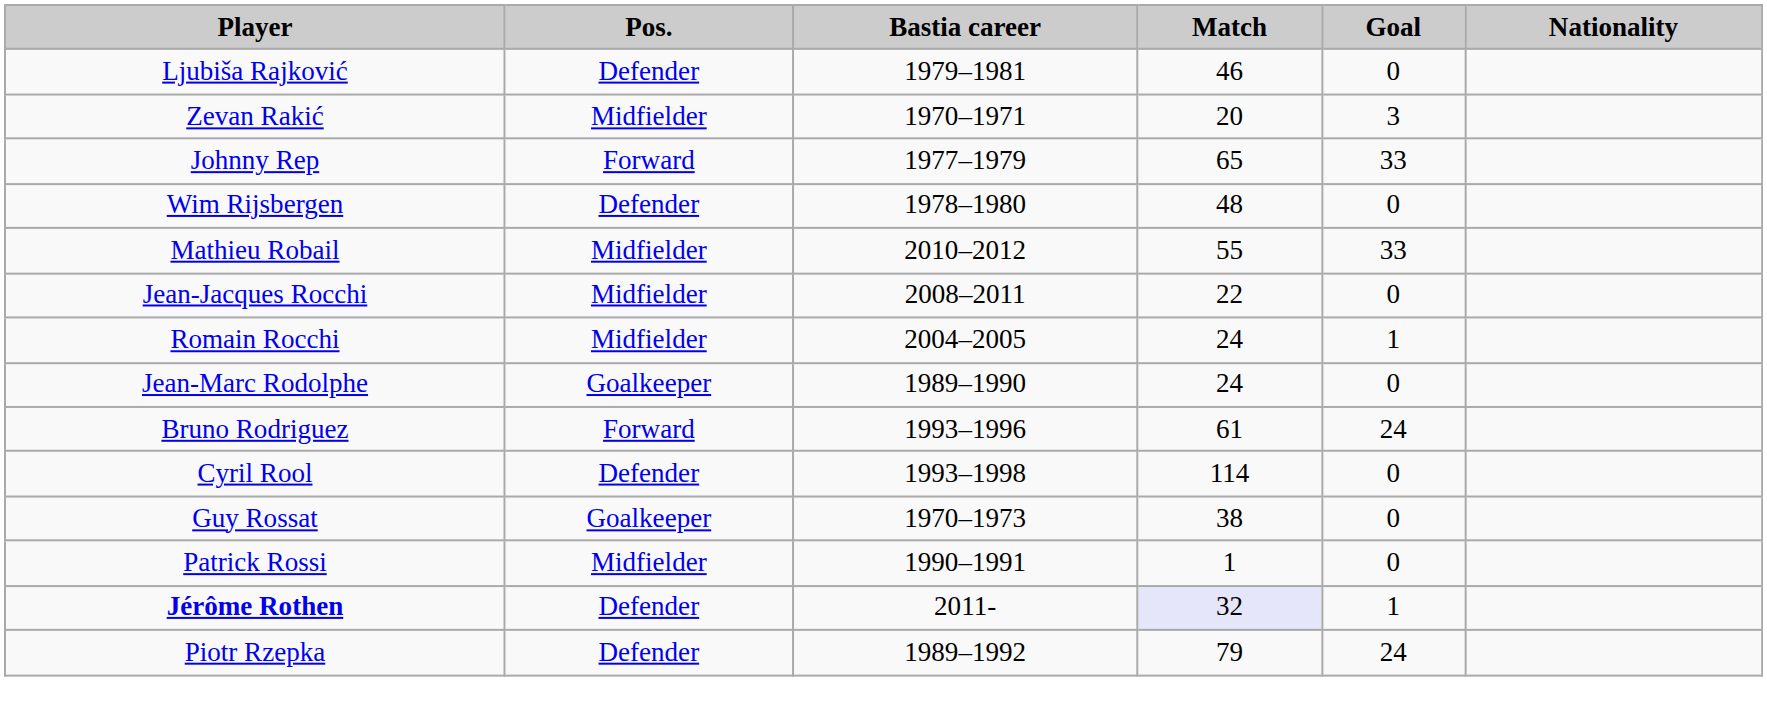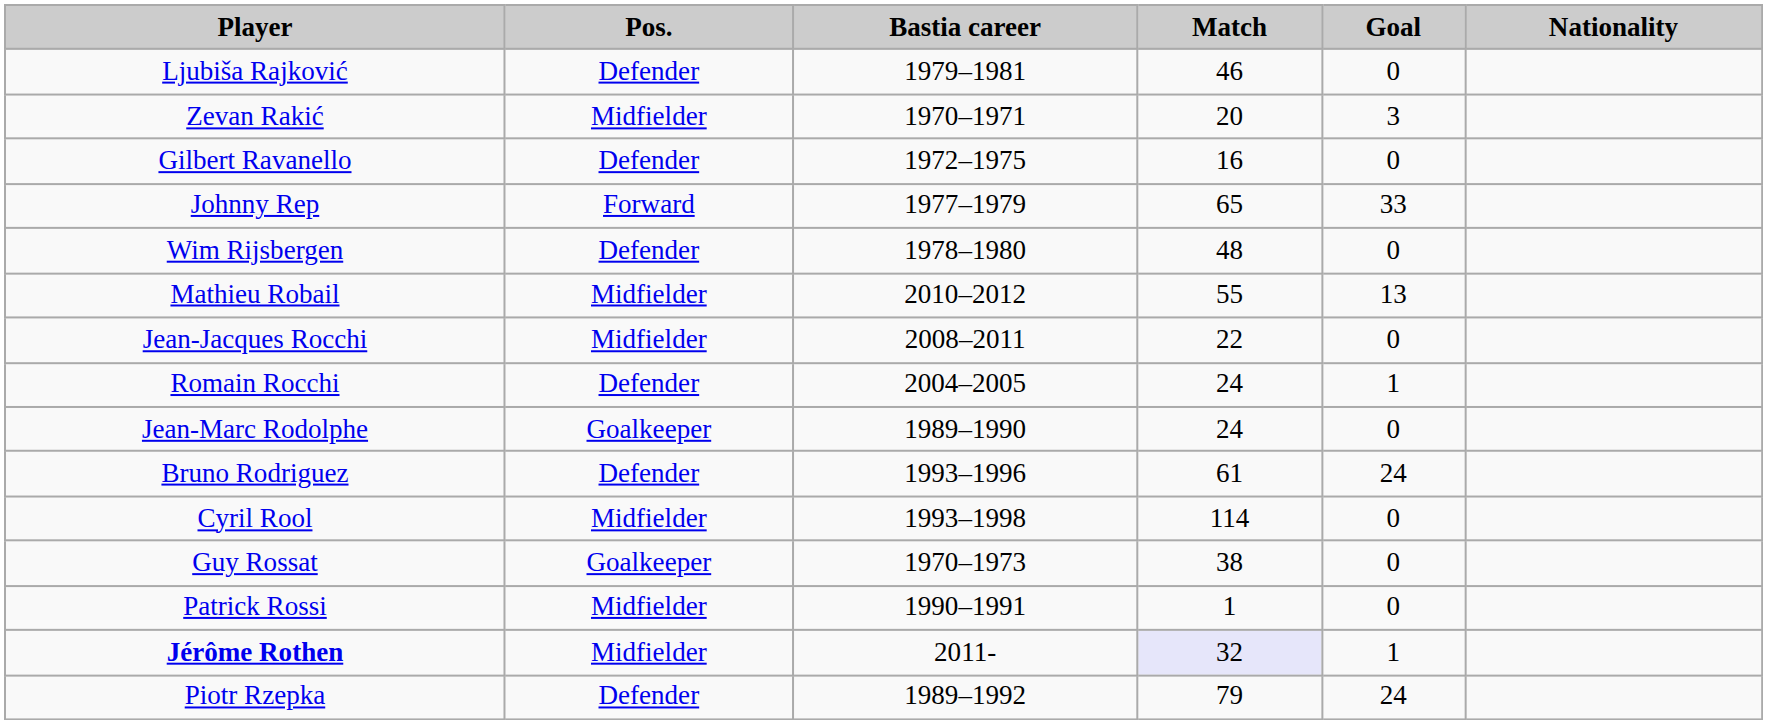+ row: (255, 160)
(1393, 249) 33 -> (1393, 294) 13
(649, 338) Midfielder -> (649, 383) Defender
(649, 428) Forward -> (649, 472) Defender
(649, 472) Defender -> (649, 517) Midfielder
(649, 606) Defender -> (649, 651) Midfielder
